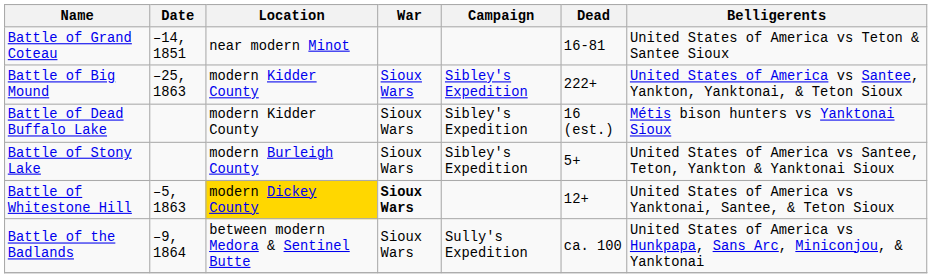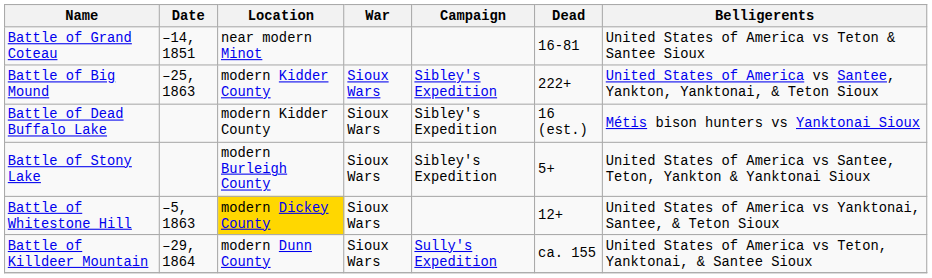(401, 200) bold -> (368, 216) normal
+ row: (78, 254)
- row: (62, 246)
